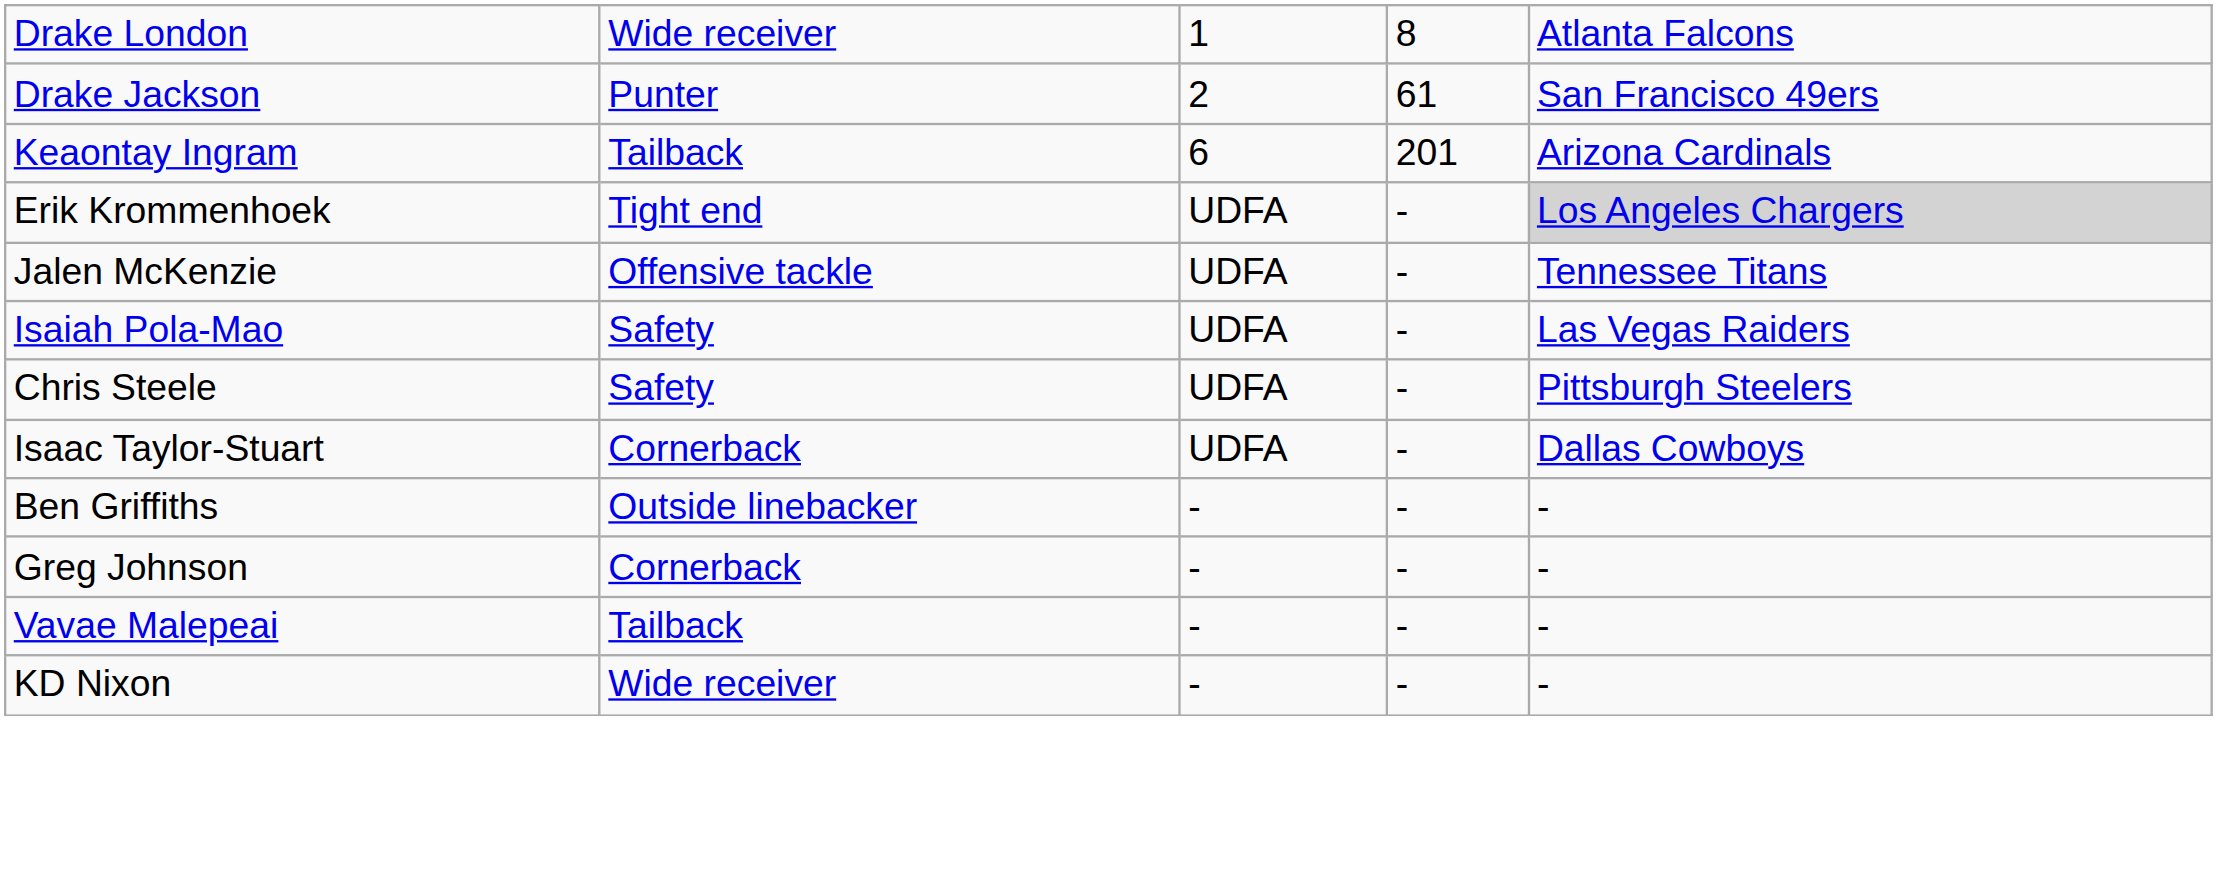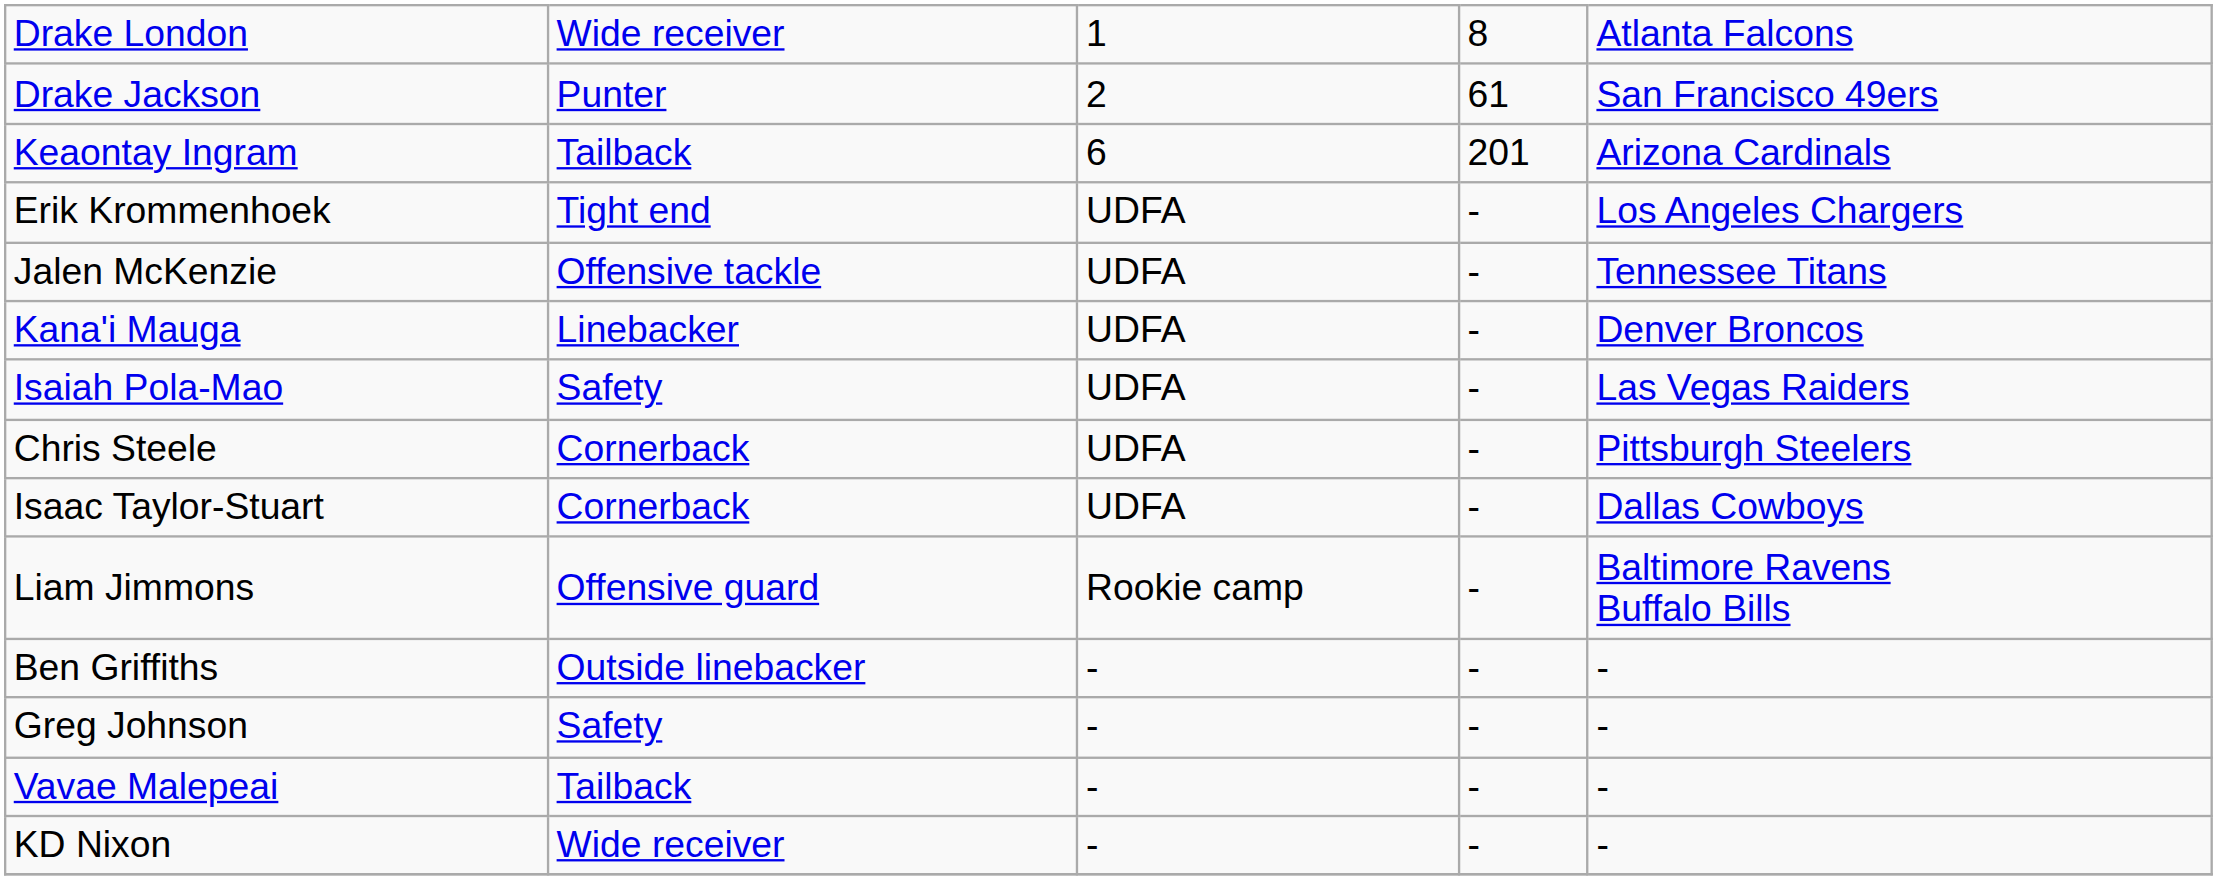(1720, 211) lightgrey background -> (1780, 211) no background
+ row: (127, 329)
(661, 388) Safety -> (653, 447) Cornerback
+ row: (134, 587)
(705, 566) Cornerback -> (609, 726) Safety
